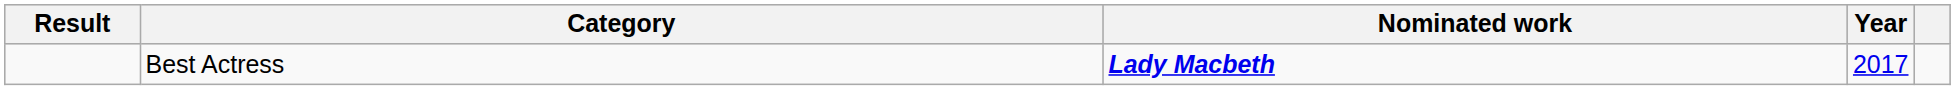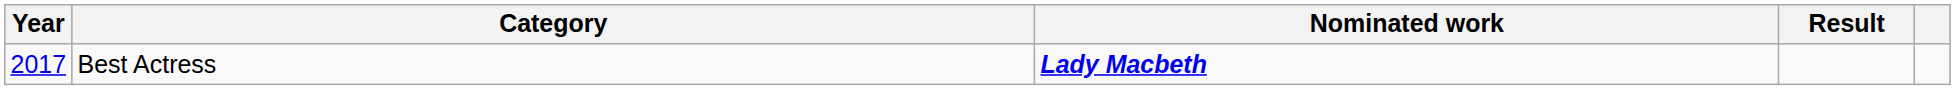columns swapped: (1881, 24) <-> (72, 24)
